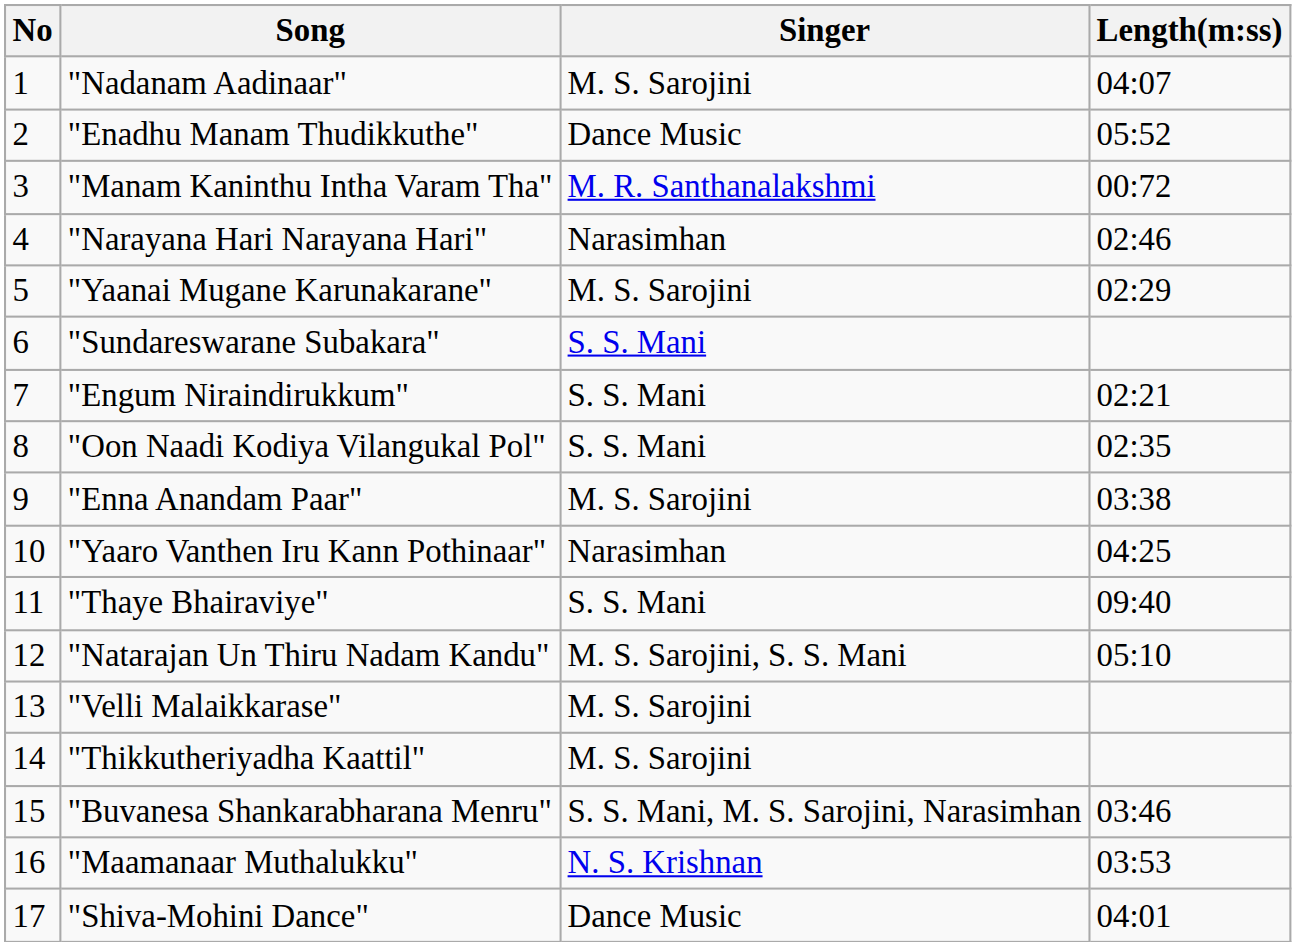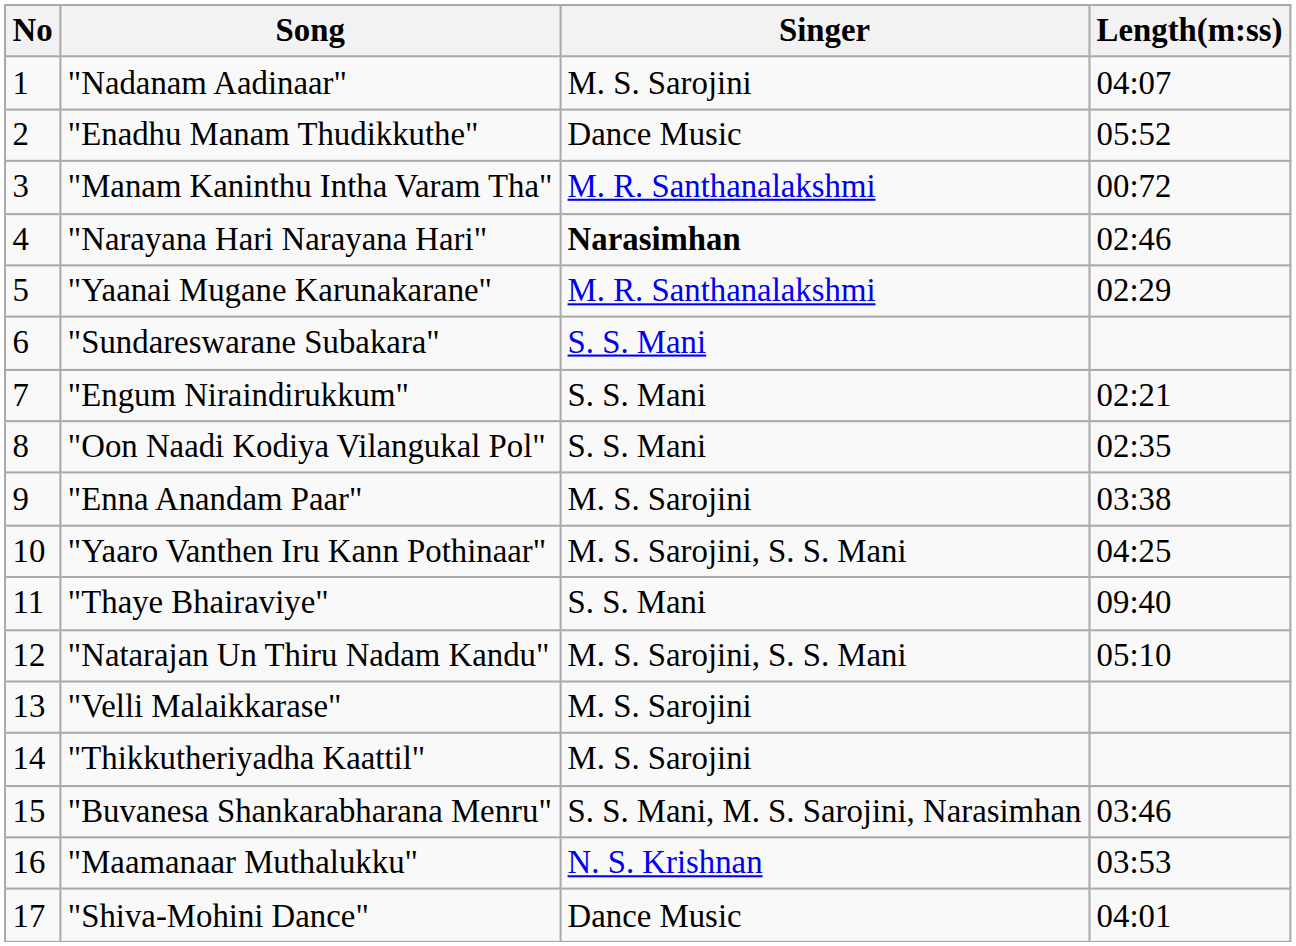(647, 238) normal -> (654, 238) bold
(660, 290) M. S. Sarojini -> (722, 290) M. R. Santhanalakshmi
(647, 550) Narasimhan -> (737, 550) M. S. Sarojini, S. S. Mani
